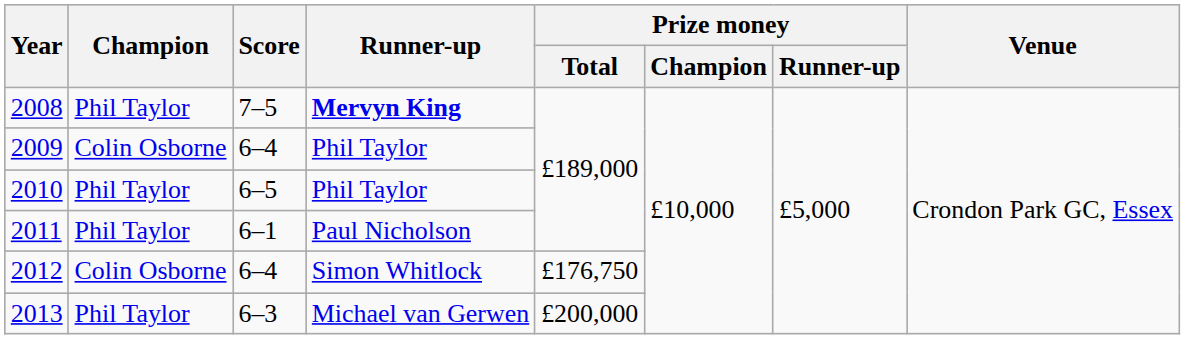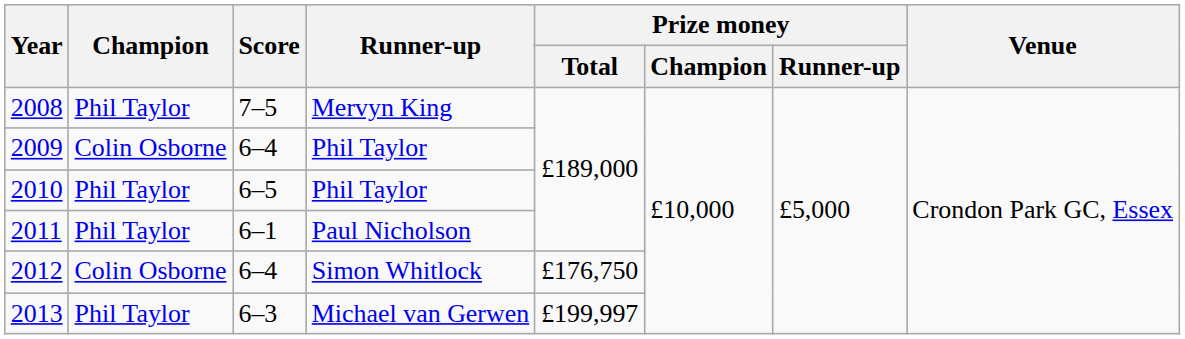(386, 107) bold -> (382, 107) normal
(590, 312) £200,000 -> (590, 312) £199,997
